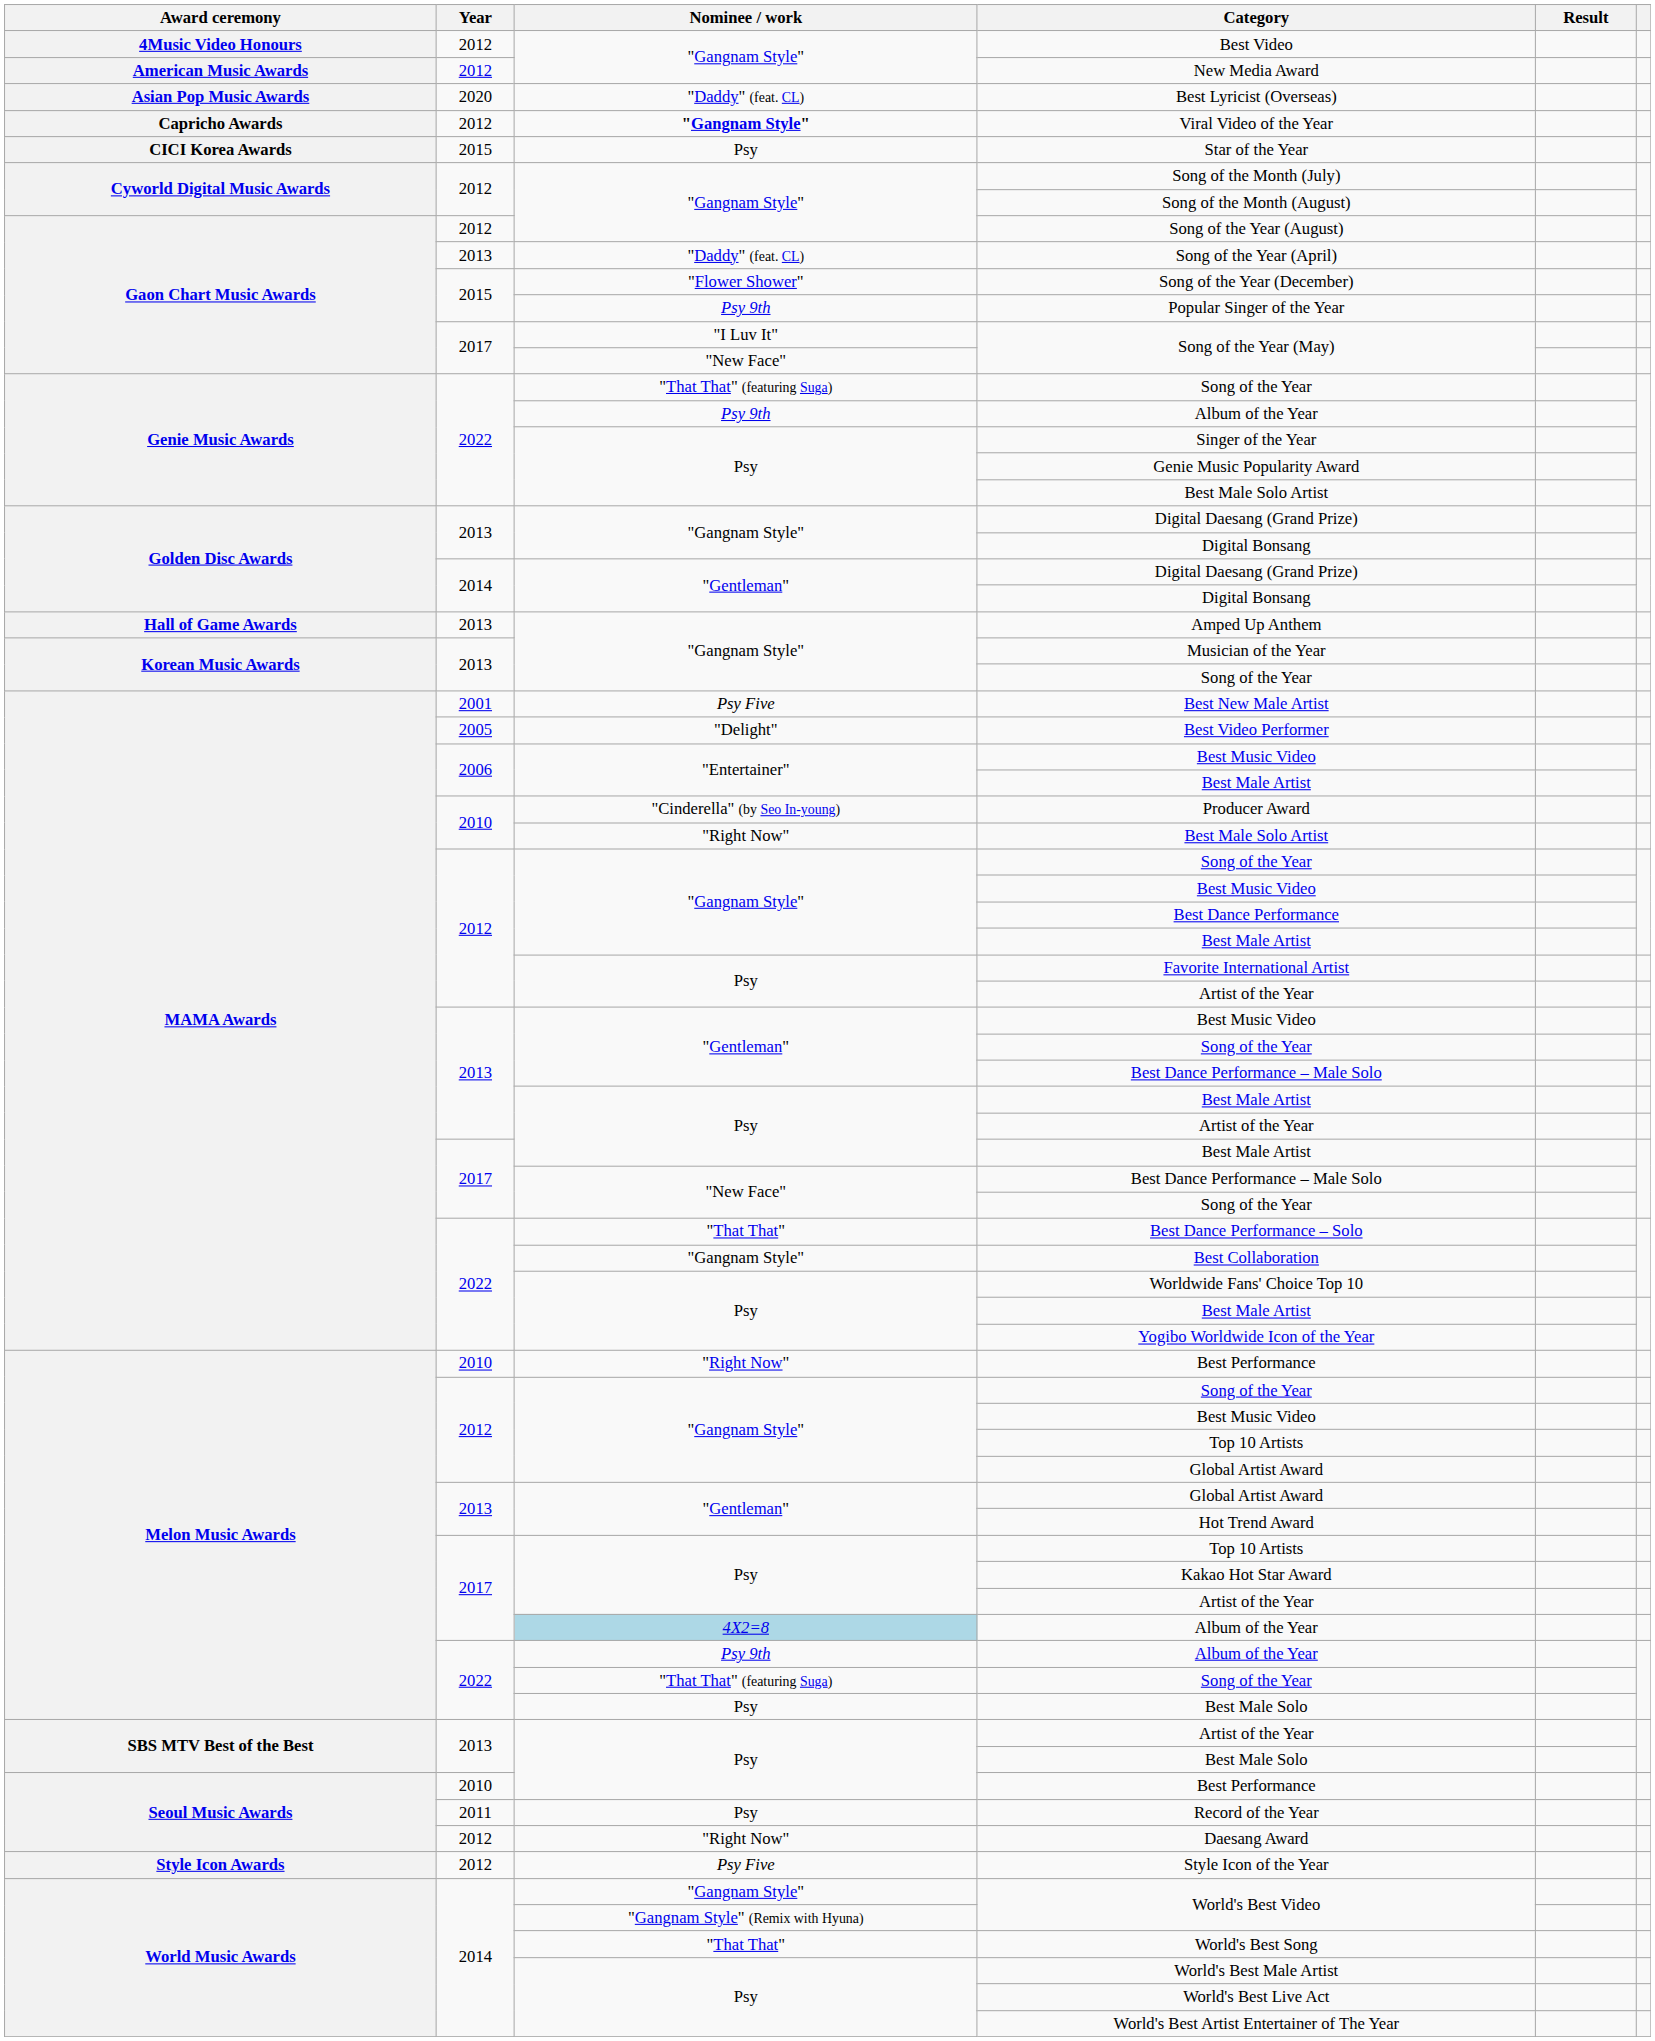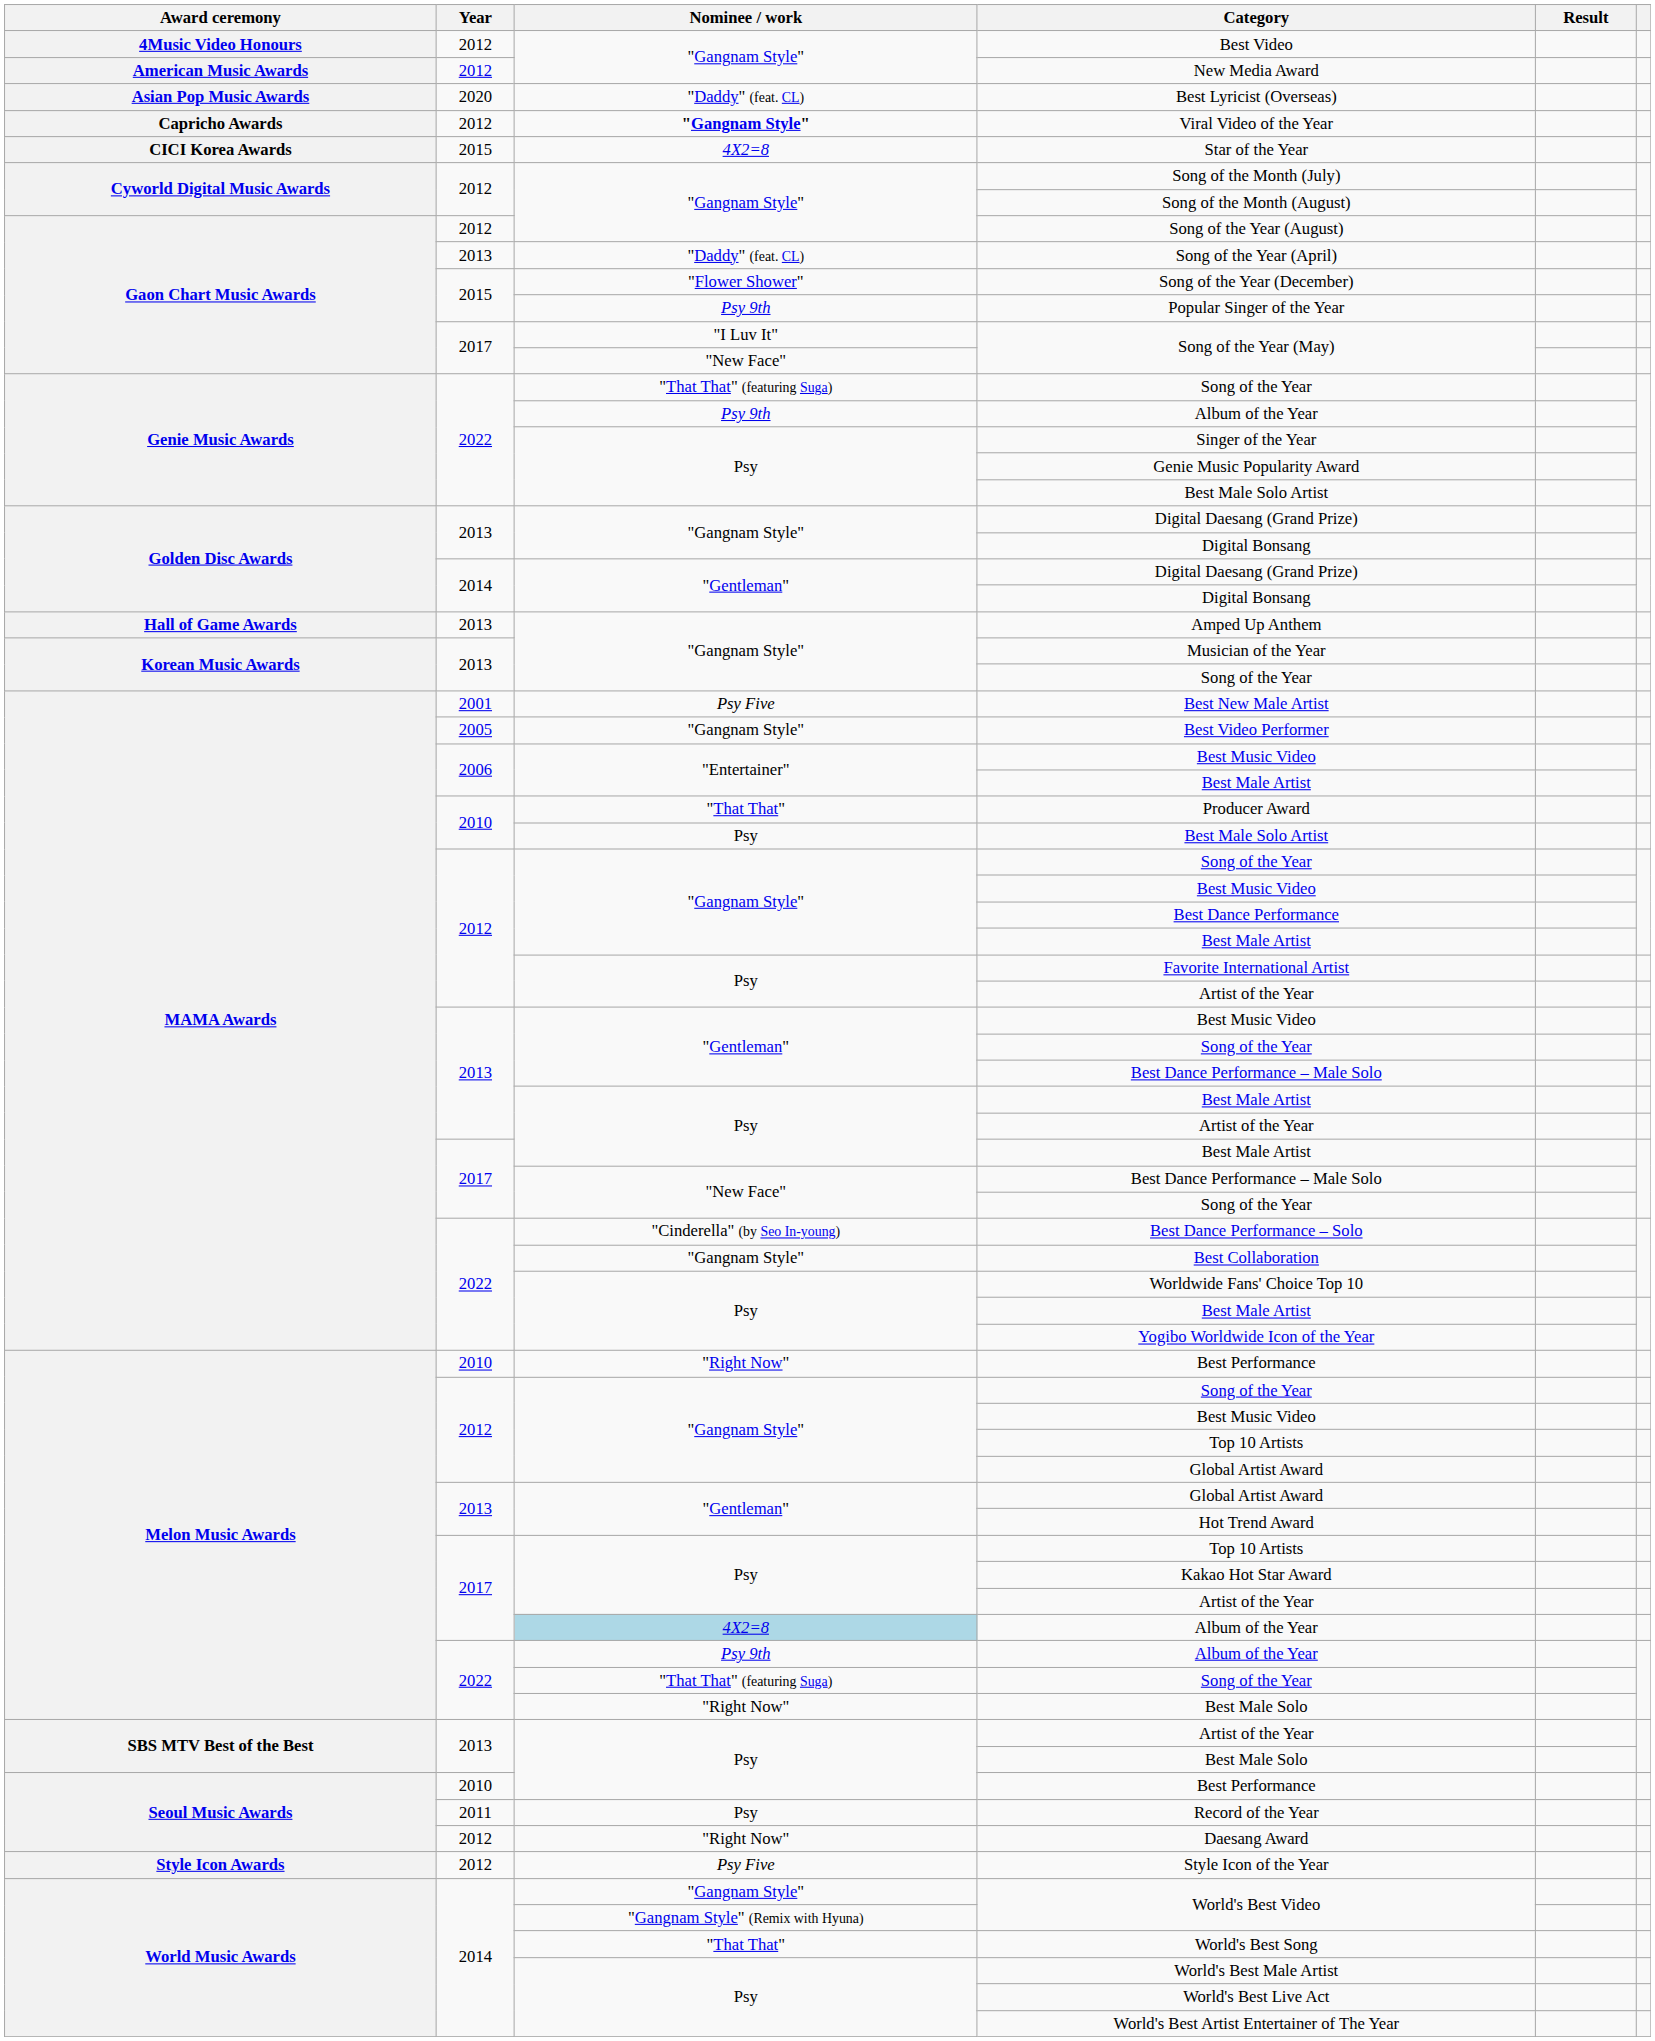(746, 149) Psy -> (746, 149) 4X2=8
(746, 730) "Delight" -> (746, 730) "Gangnam Style"
(746, 809) "Cinderella" (by Seo In-young) -> (746, 809) "That That"
(746, 835) "Right Now" -> (746, 835) Psy
(746, 1231) "That That" -> (746, 1231) "Cinderella" (by Seo In-young)
(746, 1706) Psy -> (746, 1706) "Right Now"
